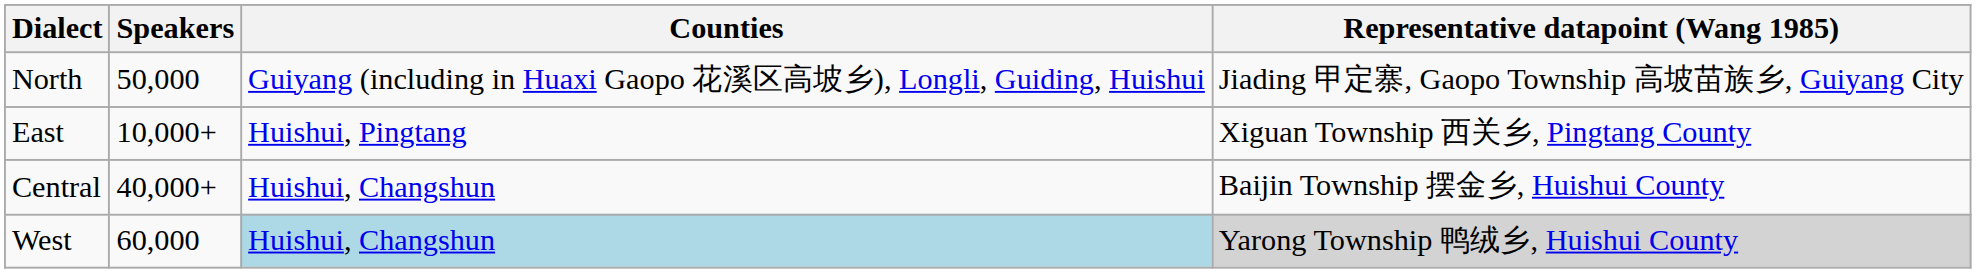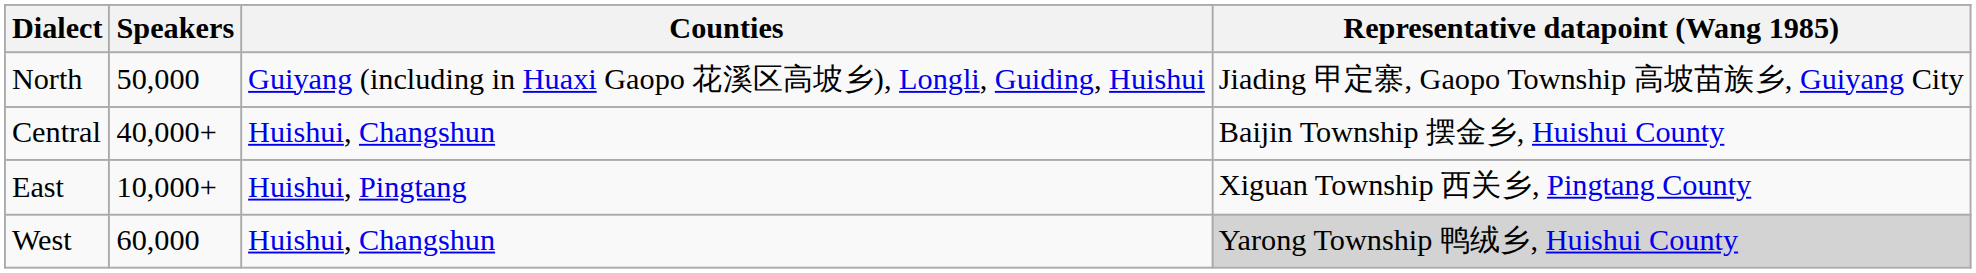rows swapped: (56, 186) <-> (38, 132)
(372, 240) lightblue background -> (372, 240) no background
